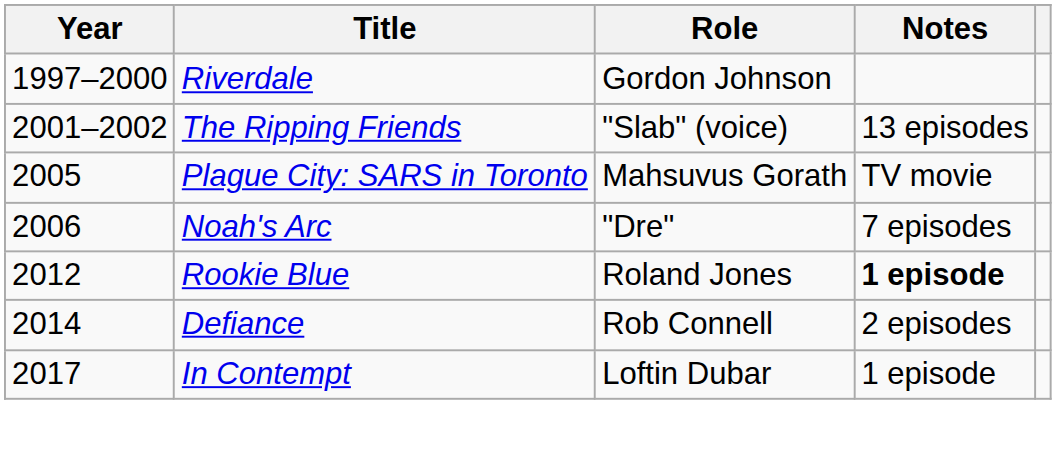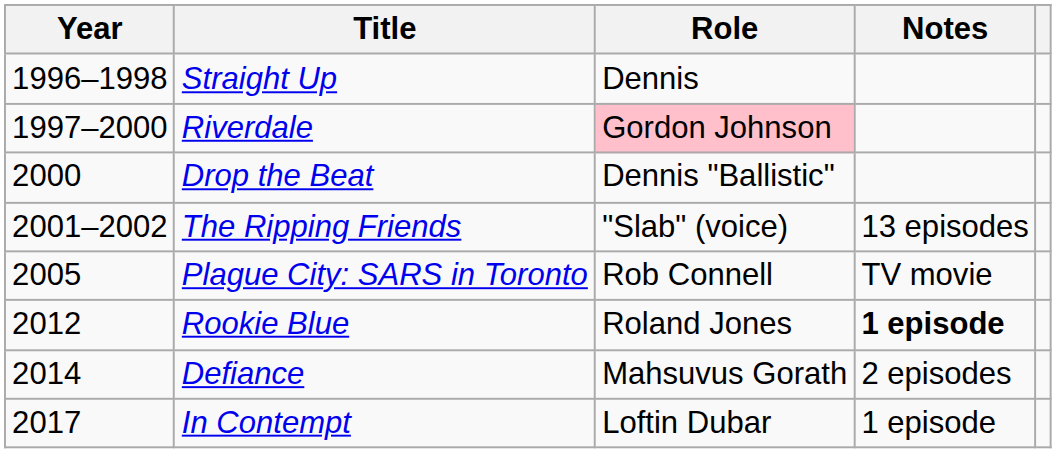+ row: (259, 78)
(717, 78) no background -> (717, 127) pink background
+ row: (278, 176)
(725, 176) Mahsuvus Gorath -> (688, 275) Rob Connell
- row: (257, 226)
(688, 324) Rob Connell -> (725, 373) Mahsuvus Gorath
